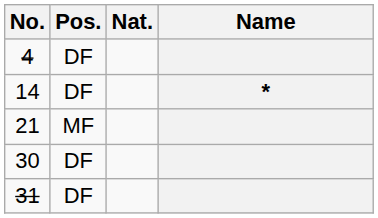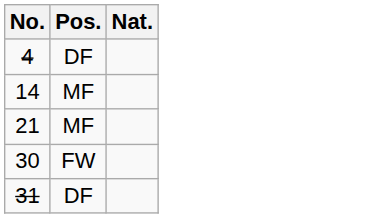- column: (266, 21)
(78, 91) DF -> (78, 91) MF
(78, 160) DF -> (78, 160) FW
